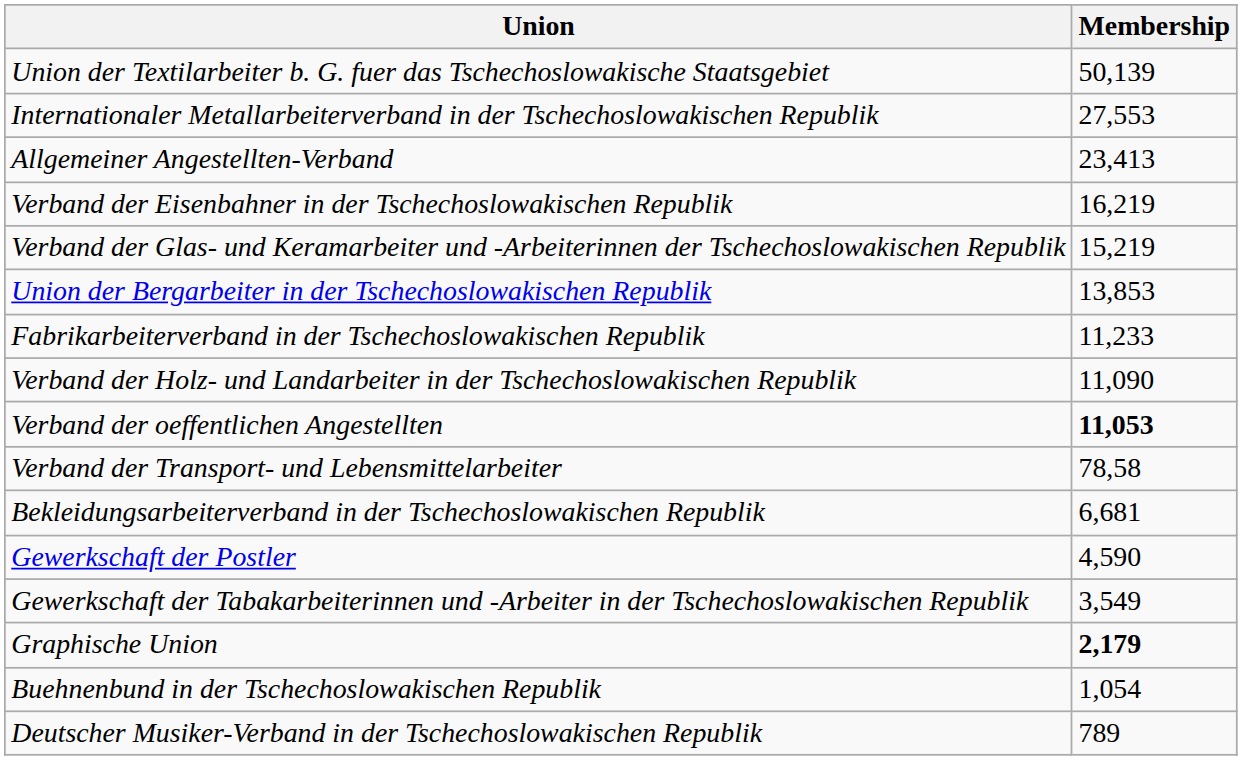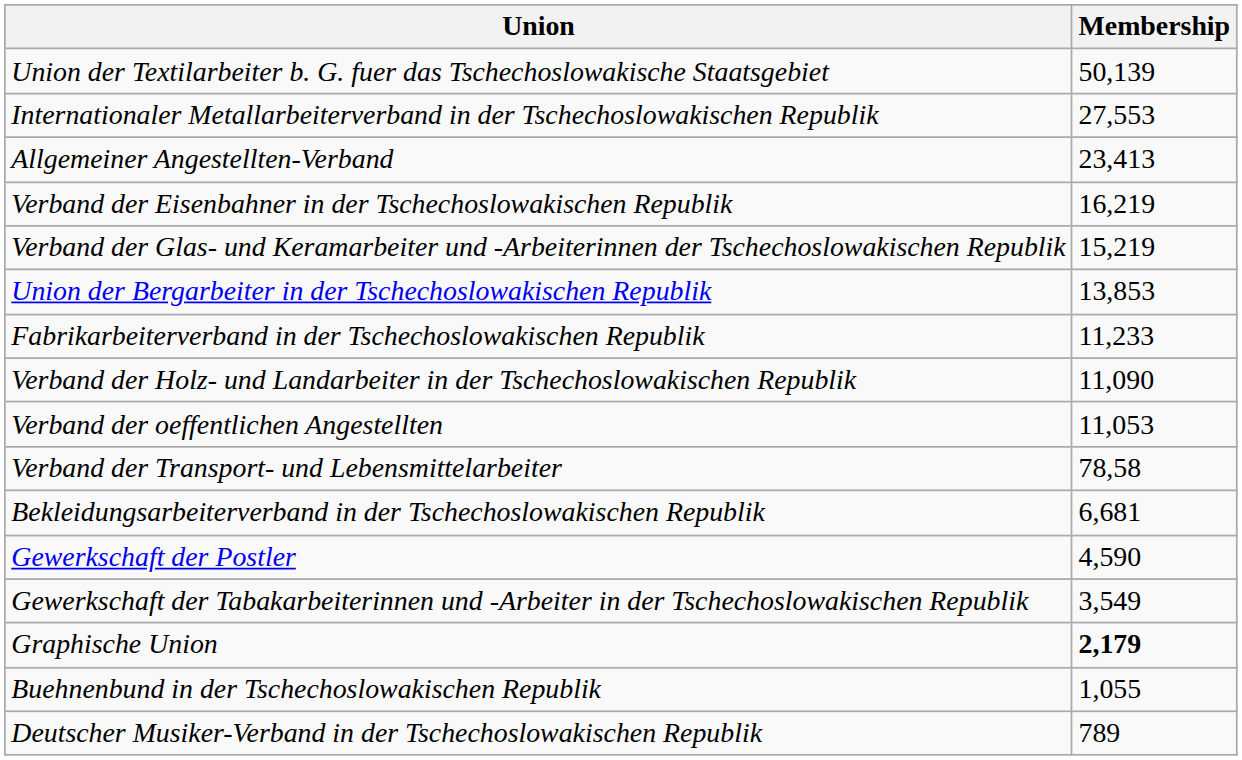(1116, 423) bold -> (1116, 423) normal
(1110, 688) 1,054 -> (1110, 688) 1,055
